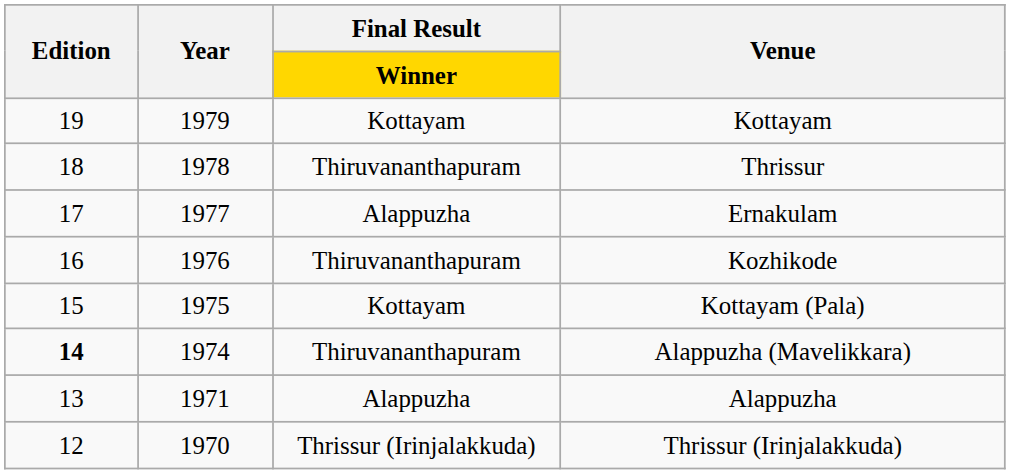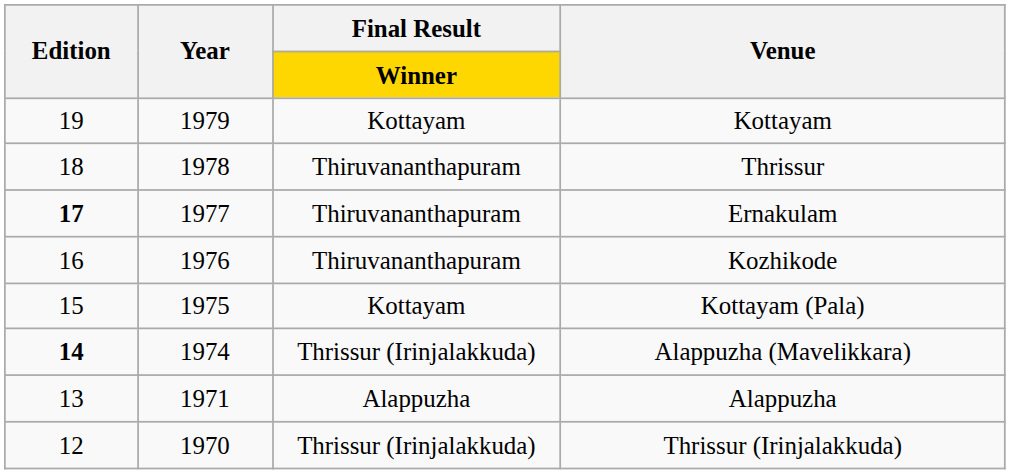(71, 214) normal -> (71, 214) bold
(416, 214) Alappuzha -> (416, 214) Thiruvananthapuram
(416, 352) Thiruvananthapuram -> (416, 352) Thrissur (Irinjalakkuda)
